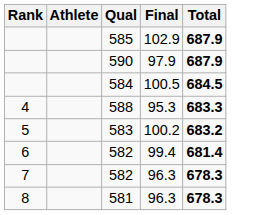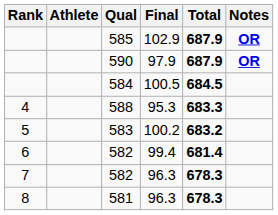+ column: (249, 15)
